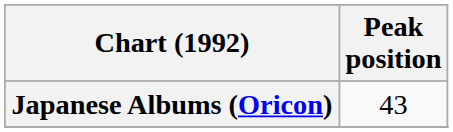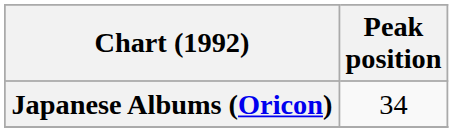(393, 103) 43 -> (393, 103) 34
